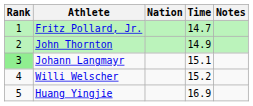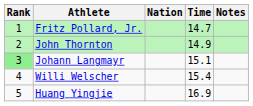(199, 77) 15.2 -> (199, 77) 15.4
